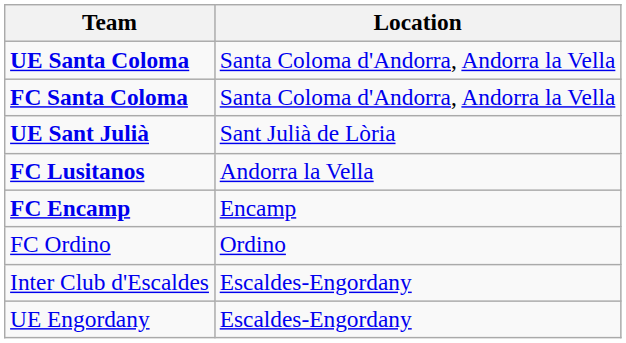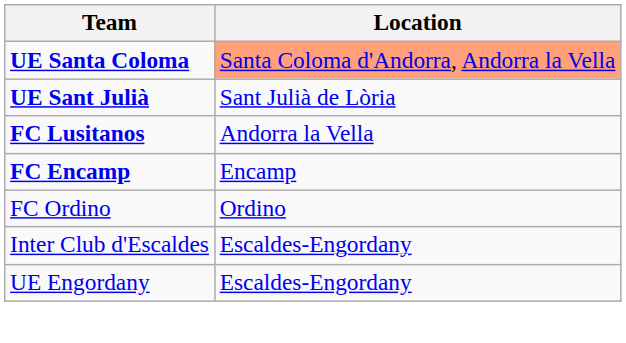(418, 60) no background -> (418, 60) lightsalmon background
- row: (99, 97)
